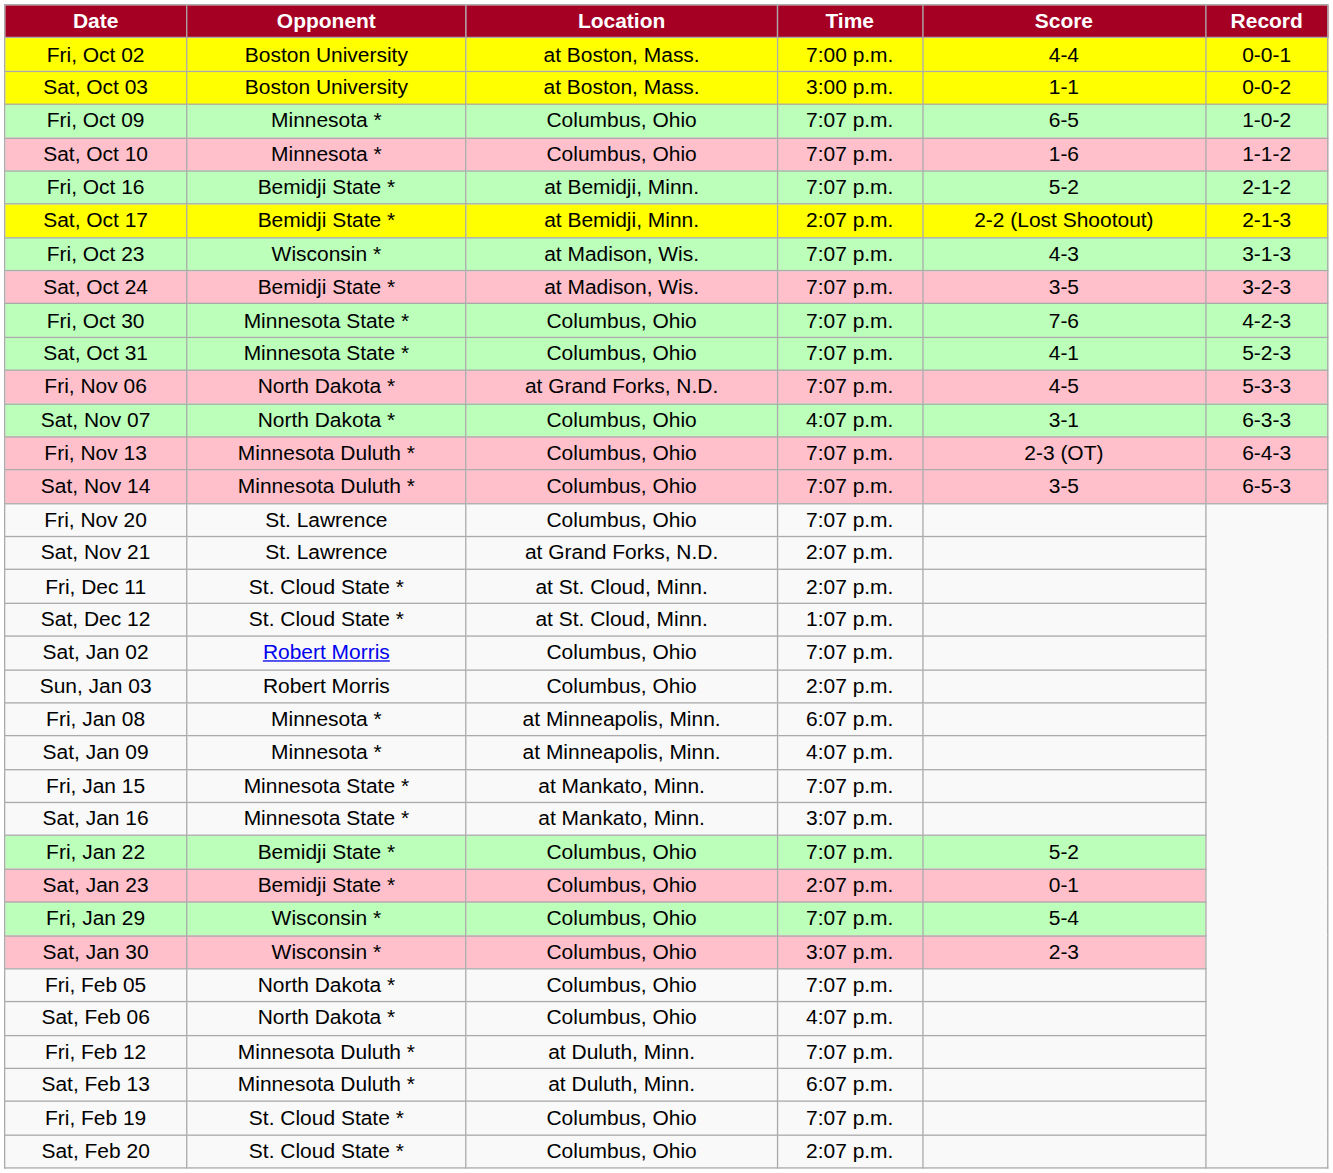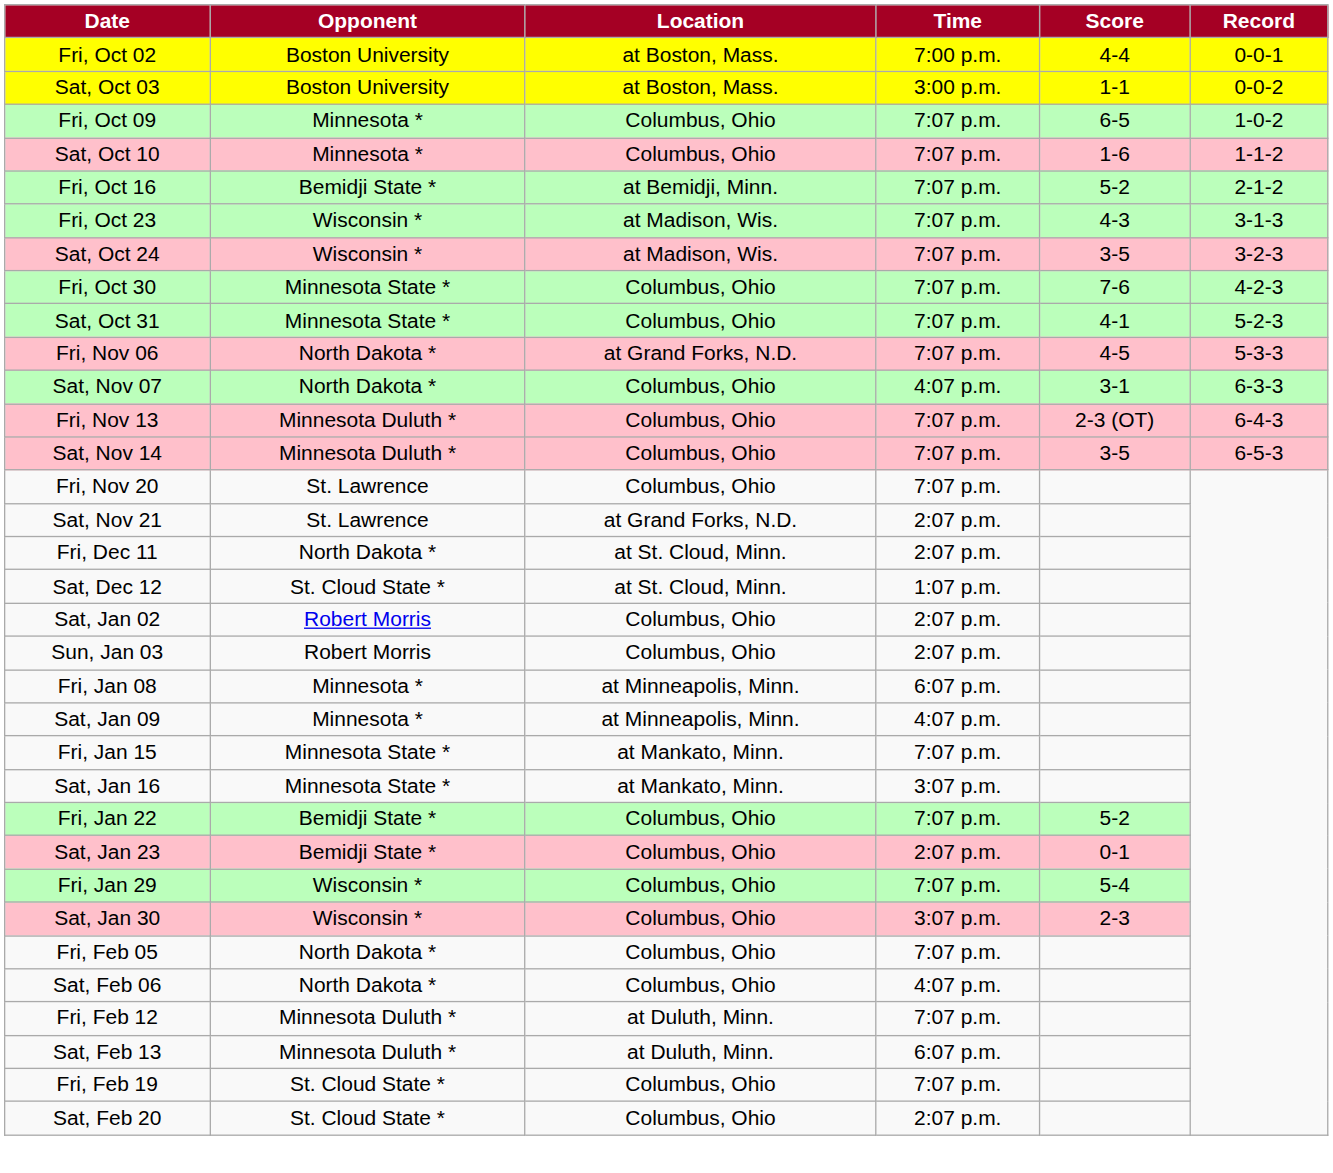- row: (96, 220)
(326, 287) Bemidji State * -> (367, 253) Wisconsin *
(326, 586) St. Cloud State * -> (368, 552) North Dakota *
(850, 652) 7:07 p.m. -> (958, 619) 2:07 p.m.
